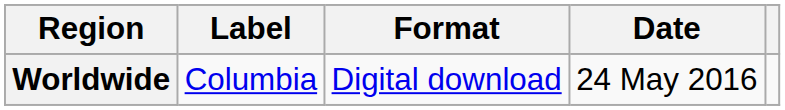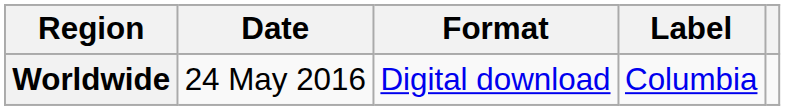columns swapped: (667, 29) <-> (251, 29)
